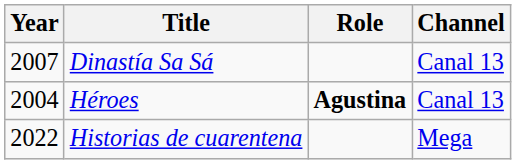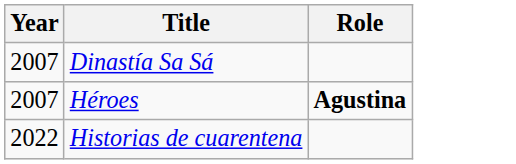- column: (461, 23)
(34, 100) 2004 -> (34, 100) 2007
